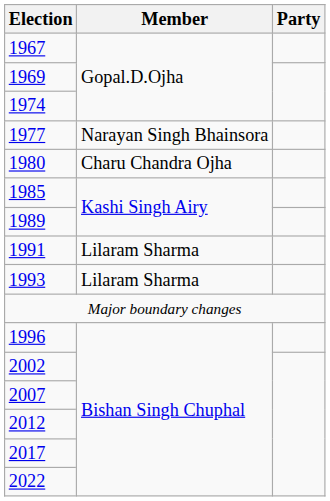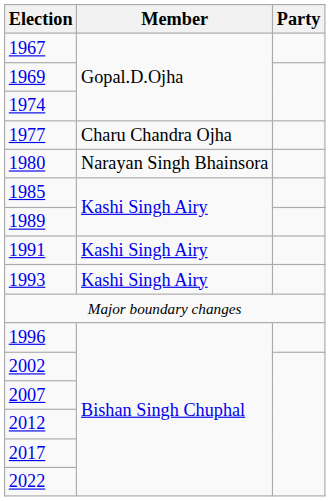(175, 134) Narayan Singh Bhainsora -> (156, 134) Charu Chandra Ojha
(156, 163) Charu Chandra Ojha -> (175, 163) Narayan Singh Bhainsora
(140, 250) Lilaram Sharma -> (144, 250) Kashi Singh Airy
(140, 279) Lilaram Sharma -> (144, 279) Kashi Singh Airy
